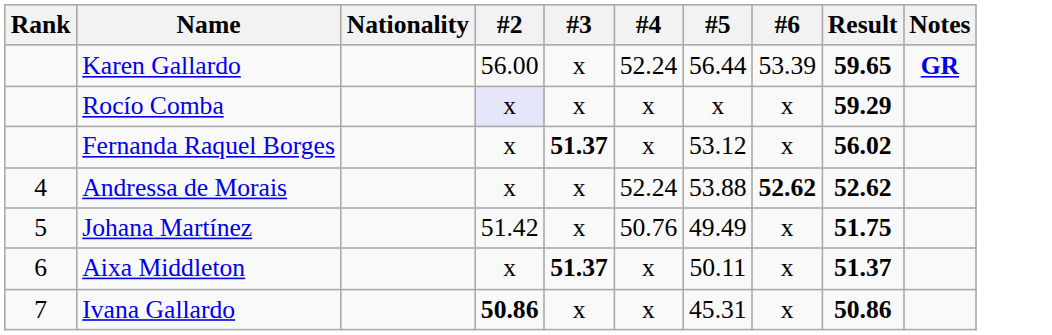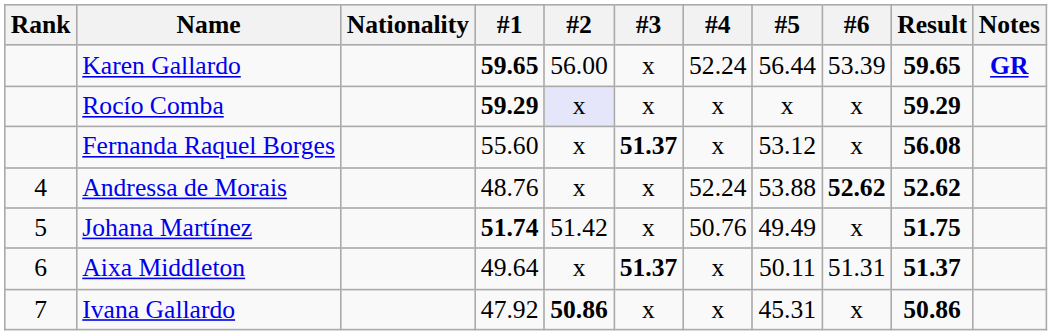+ column: (510, 24)
(863, 146) 56.02 -> (932, 146) 56.08
(787, 268) x -> (857, 268) 51.31
